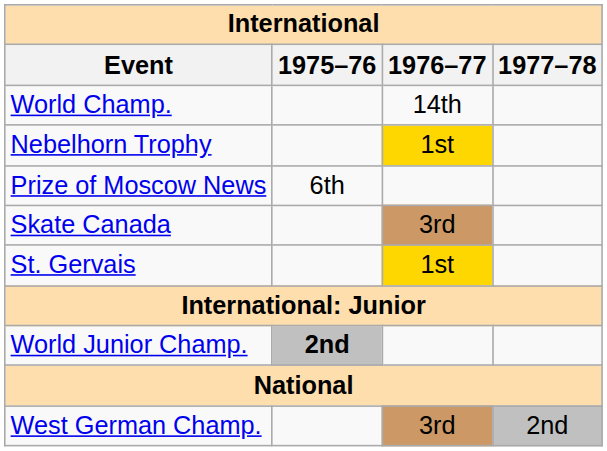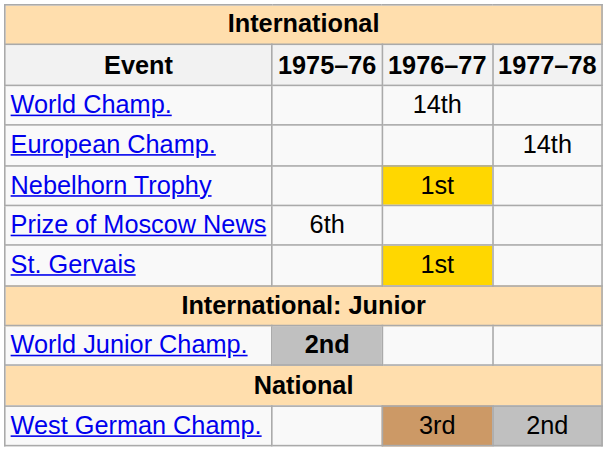+ row: (113, 144)
- row: (91, 225)
